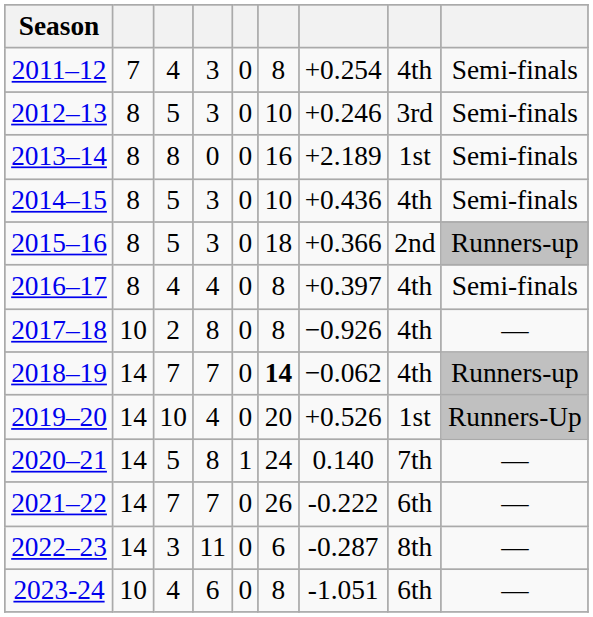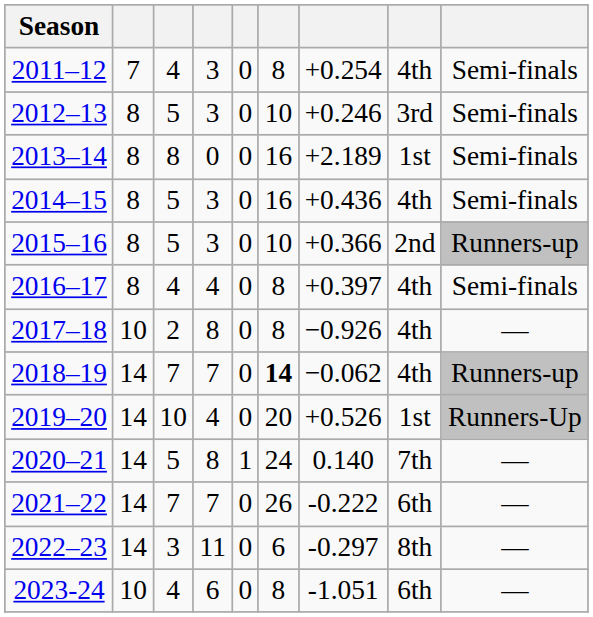(278, 199) 10 -> (278, 199) 16
(278, 243) 18 -> (278, 243) 10
(343, 546) -0.287 -> (343, 546) -0.297
